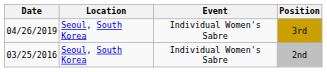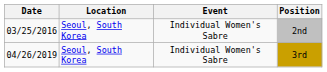rows swapped: (300, 55) <-> (300, 30)
